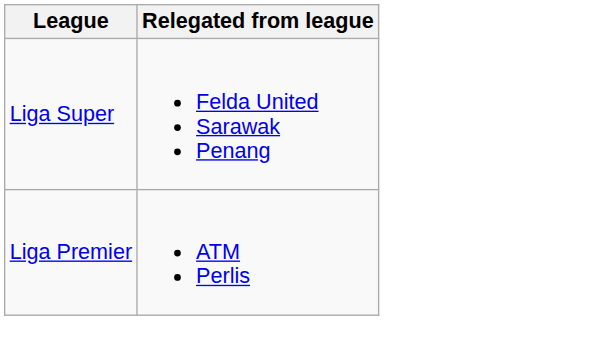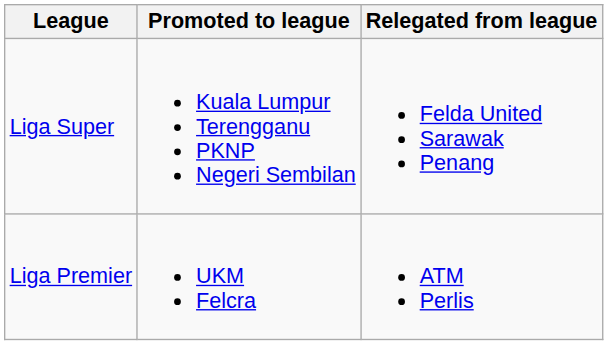+ column: (249, 21)
